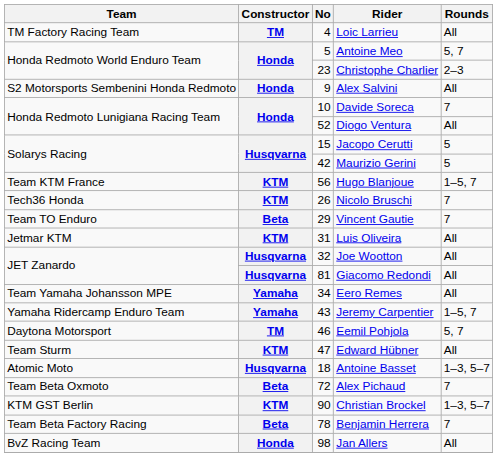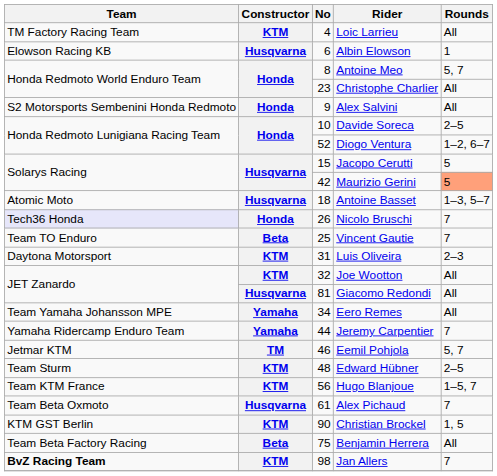(275, 32) TM -> (275, 32) KTM
+ row: (373, 51)
(327, 51) 5 -> (327, 69) 8
(454, 69) 2–3 -> (450, 88) All
(447, 107) 7 -> (454, 125) 2–5
(450, 125) All -> (467, 144) 1–2, 6–7
(447, 163) no background -> (447, 181) lightsalmon background
rows swapped: (376, 368) <-> (375, 181)
(45, 200) no background -> (45, 219) lavender background
(275, 200) KTM -> (275, 219) Honda
(324, 219) 29 -> (324, 237) 25
(39, 237) Jetmar KTM -> (59, 256) Daytona Motorsport
(450, 237) All -> (454, 256) 2–3
(275, 256) Husqvarna -> (275, 274) KTM
(324, 312) 43 -> (324, 330) 44
(460, 312) 1–5, 7 -> (447, 330) 7
(59, 330) Daytona Motorsport -> (39, 349) Jetmar KTM
(324, 349) 47 -> (324, 368) 48
(450, 349) All -> (454, 368) 2–5
(275, 386) Beta -> (275, 405) Husqvarna
(324, 386) 72 -> (324, 405) 61
(467, 405) 1–3, 5–7 -> (454, 424) 1, 5
(324, 424) 78 -> (324, 442) 75
(447, 424) 7 -> (450, 442) All
(54, 442) normal -> (56, 461) bold
(275, 442) Honda -> (275, 461) KTM
(450, 442) All -> (447, 461) 7
